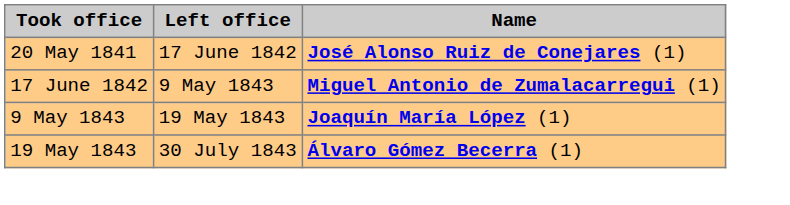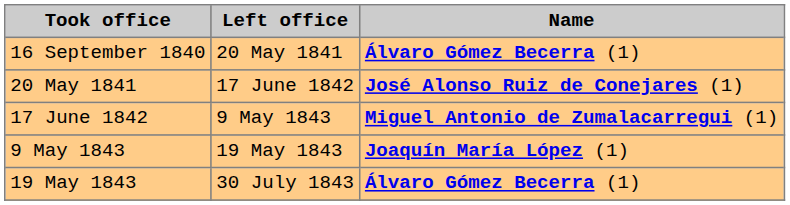+ row: (108, 54)
